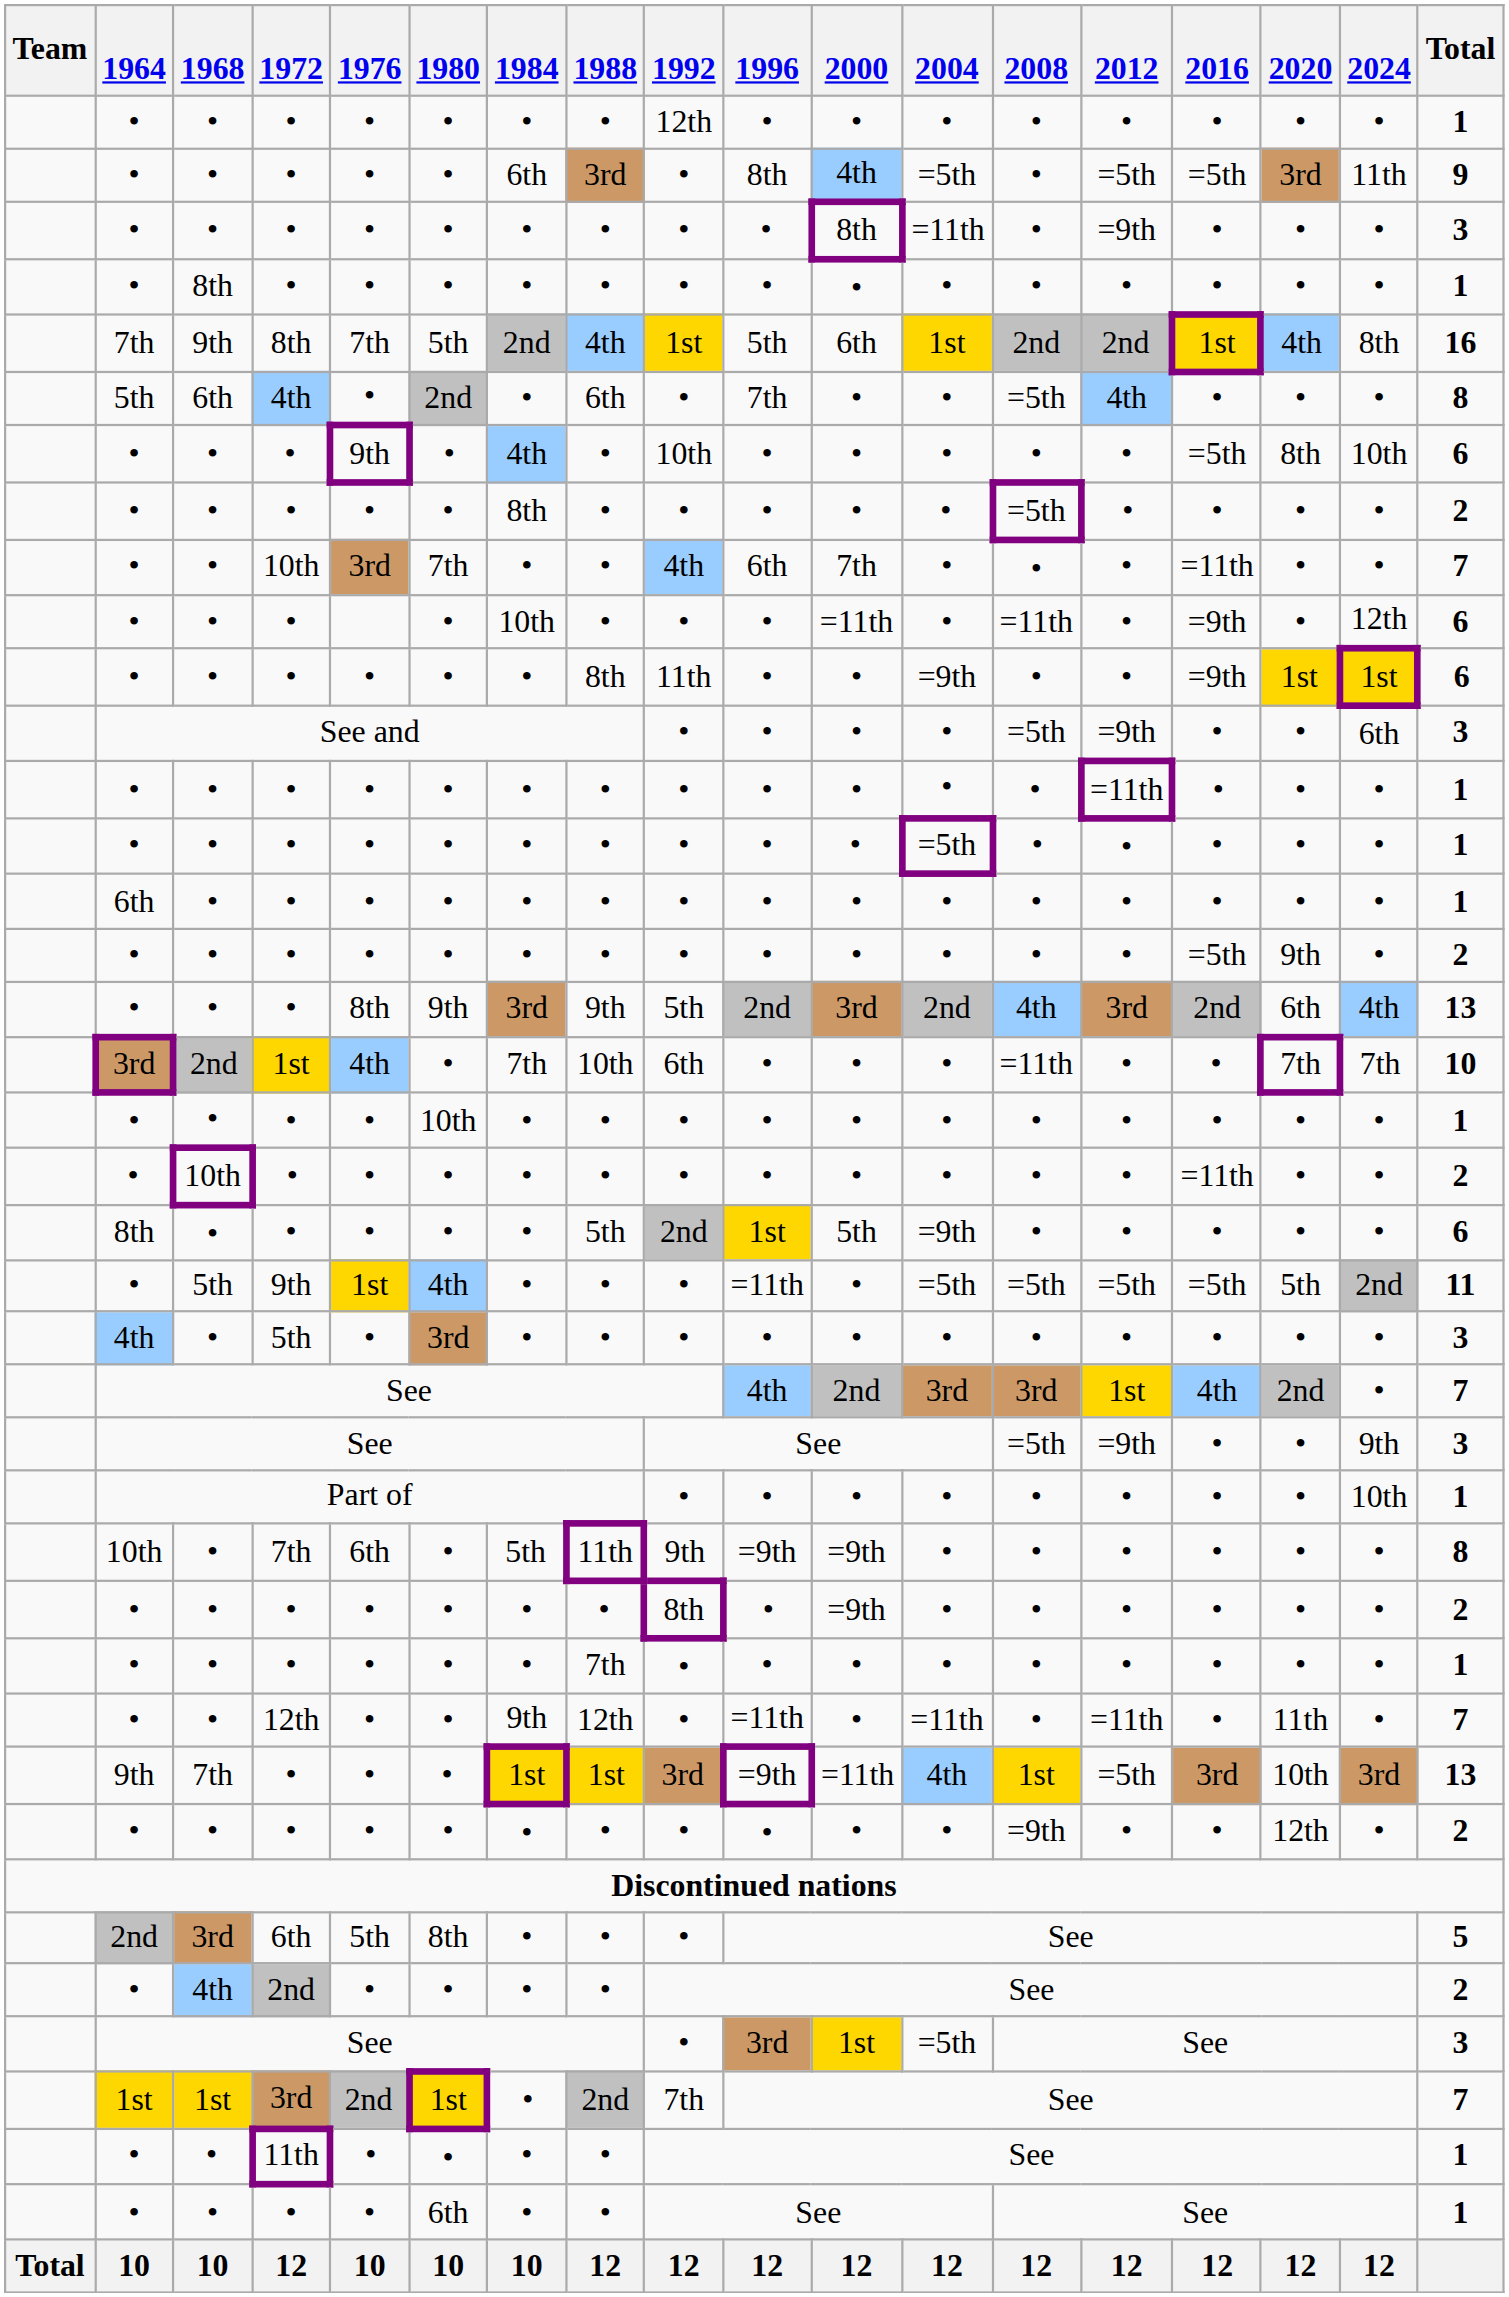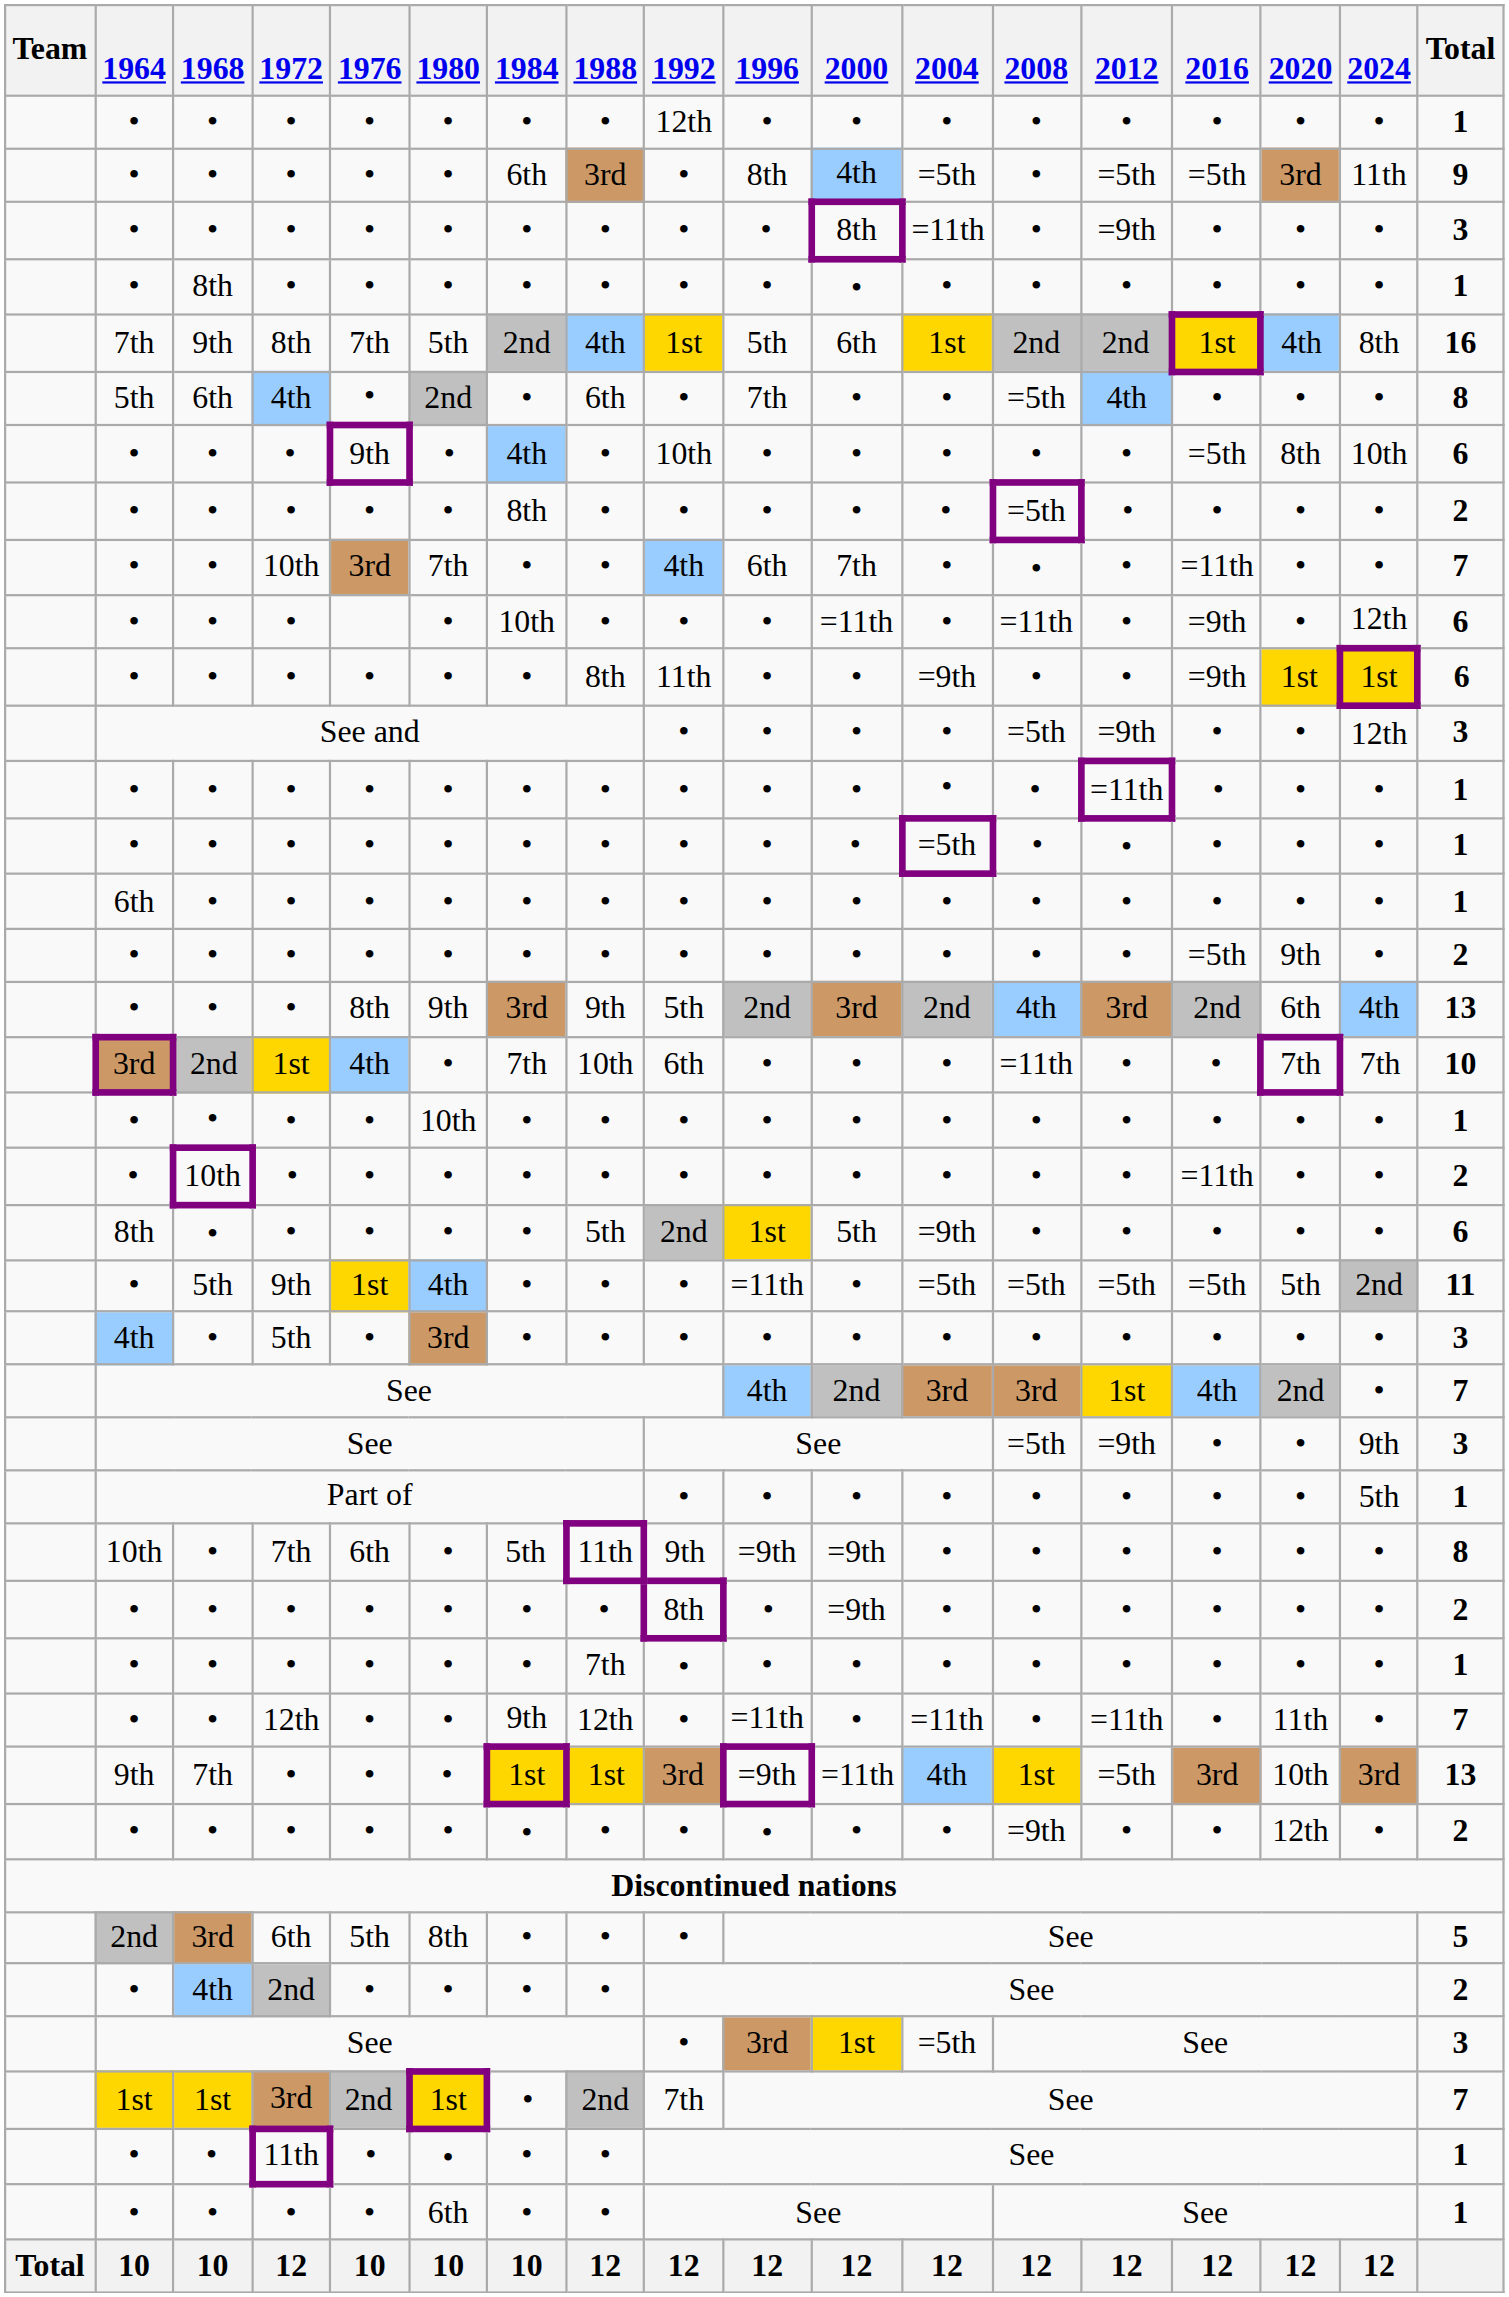(1379, 733) 6th -> (1379, 733) 12th
(1379, 1496) 10th -> (1379, 1496) 5th
